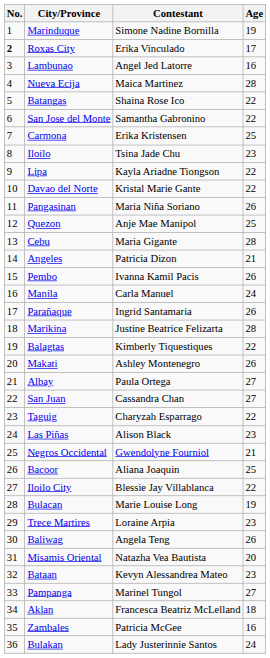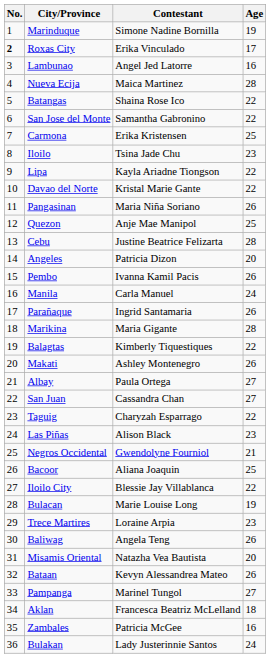(146, 241) Maria Gigante -> (169, 241) Justine Beatrice Felizarta
(251, 259) 21 -> (251, 259) 20
(169, 329) Justine Beatrice Felizarta -> (146, 329) Maria Gigante
(251, 574) 23 -> (251, 574) 26
